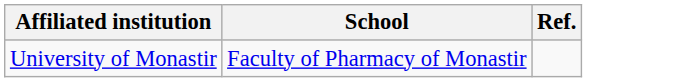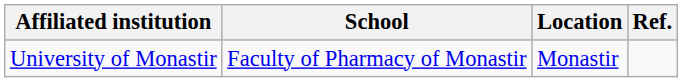+ column: (580, 22)
